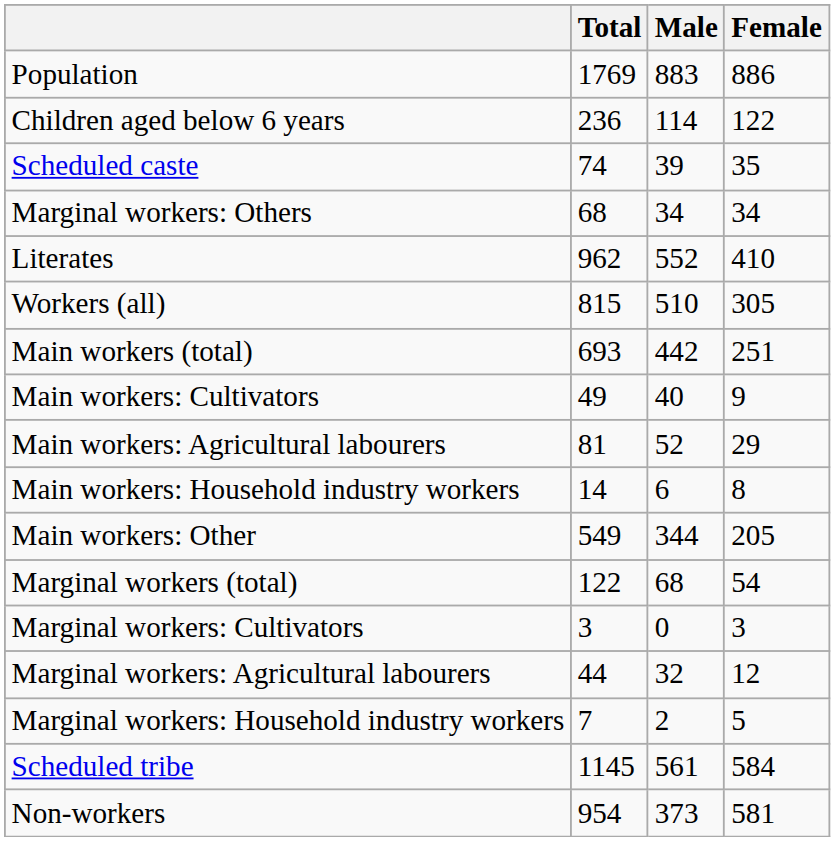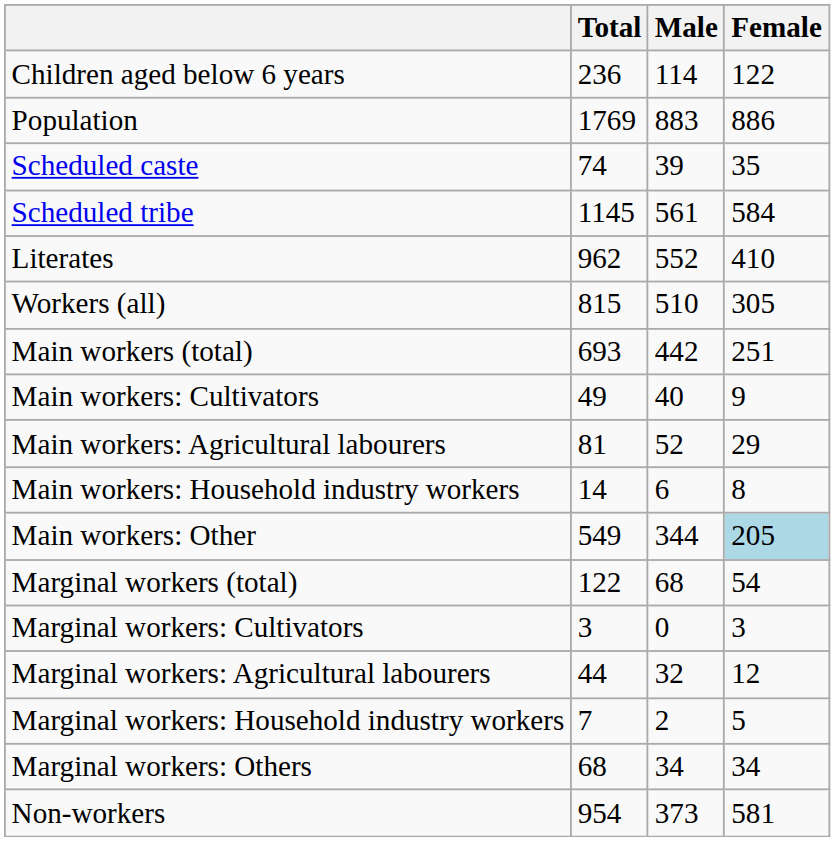rows swapped: (75, 73) <-> (178, 119)
rows swapped: (103, 766) <-> (162, 212)
(753, 535) no background -> (753, 535) lightblue background
